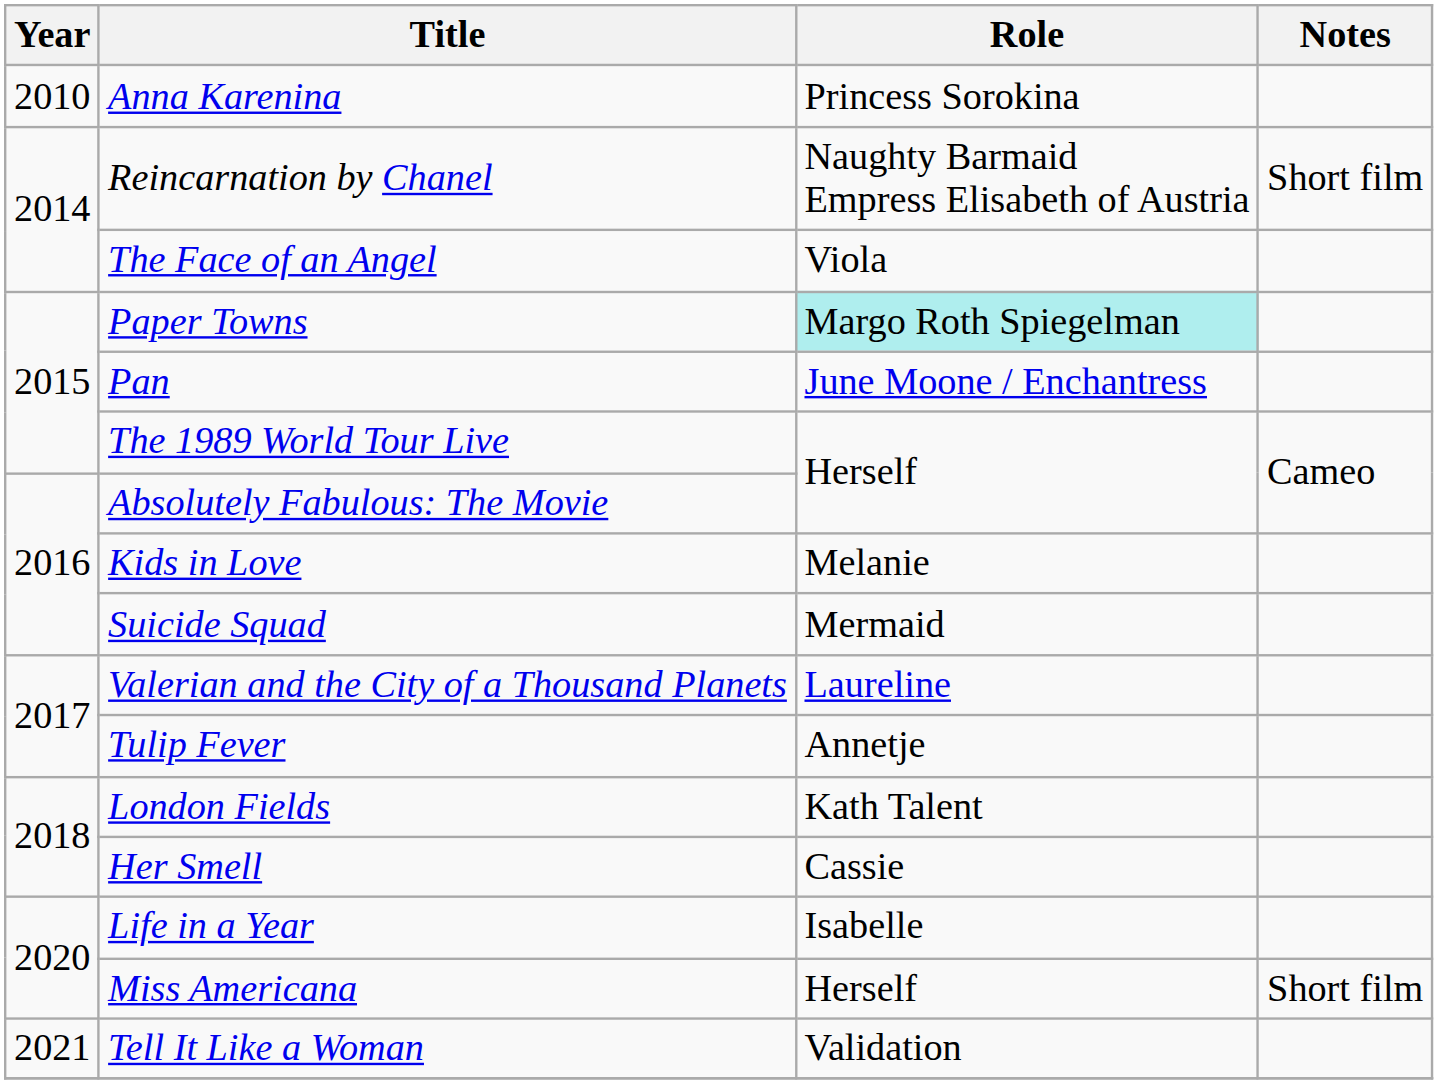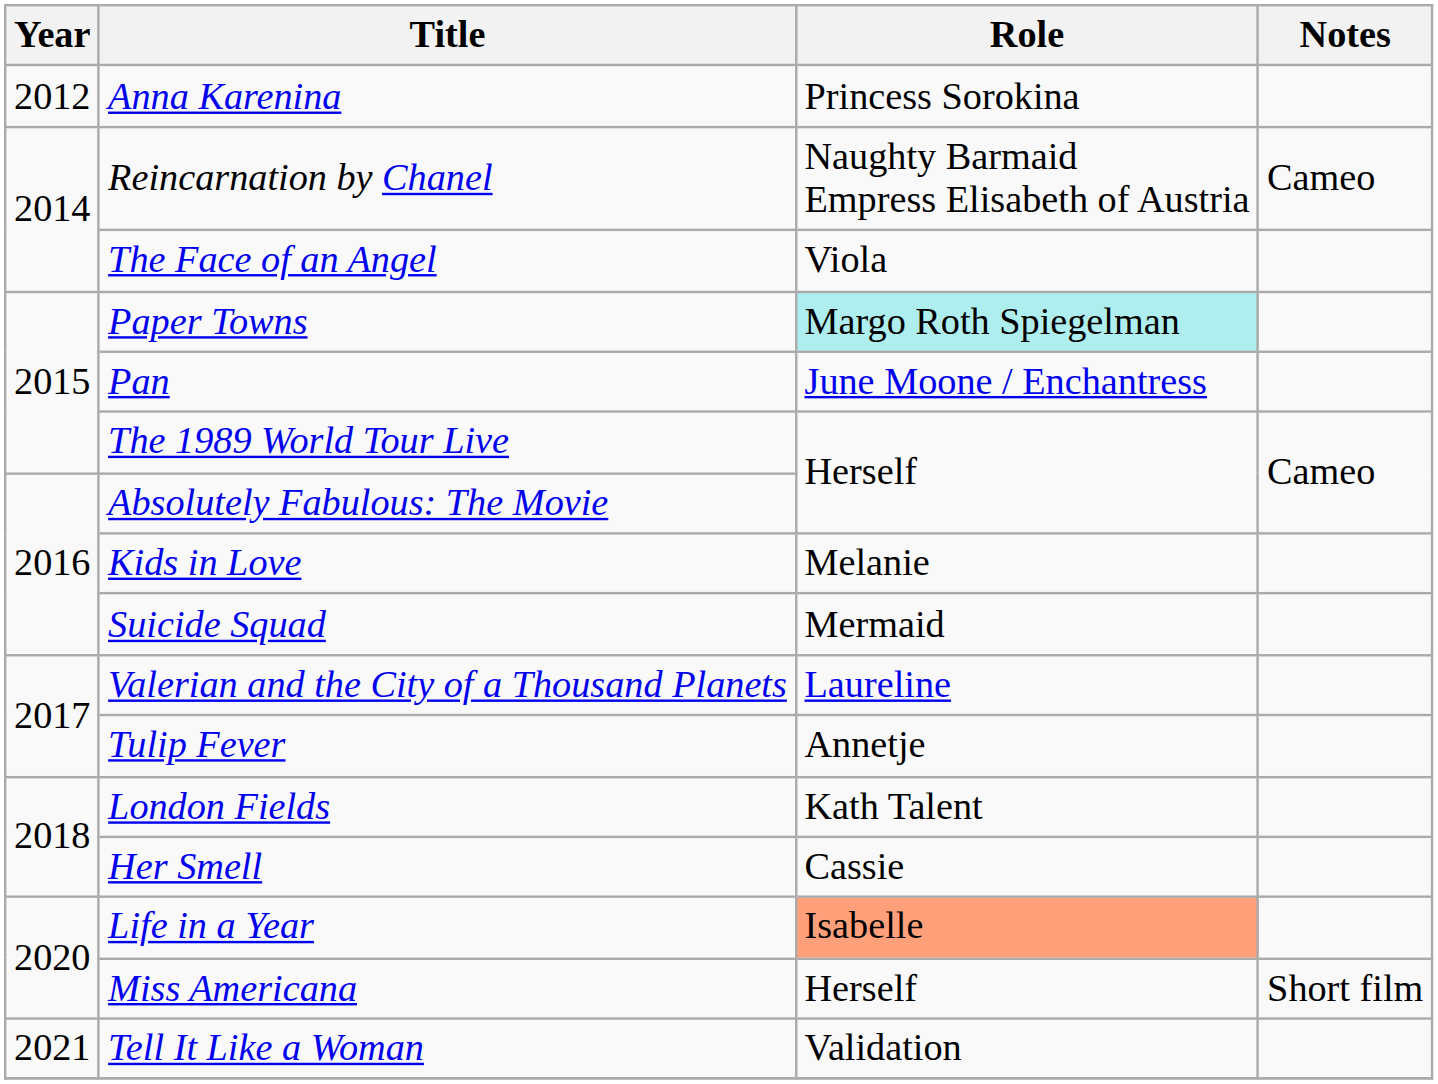(52, 95) 2010 -> (52, 95) 2012
(1345, 177) Short film -> (1321, 177) Cameo
(864, 926) no background -> (864, 926) lightsalmon background
